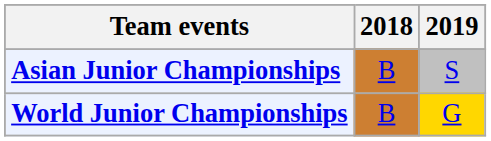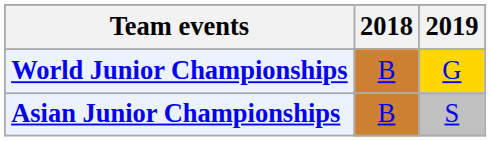rows swapped: (176, 70) <-> (179, 114)
